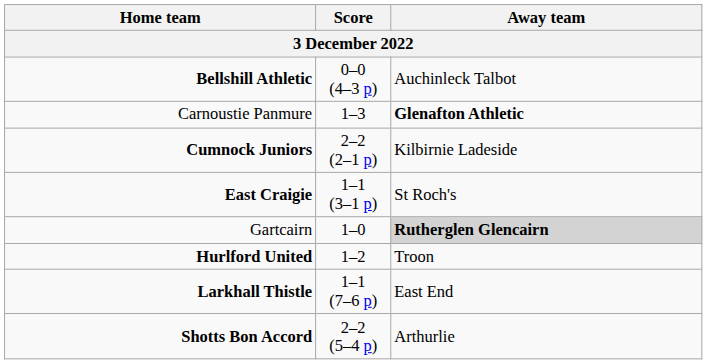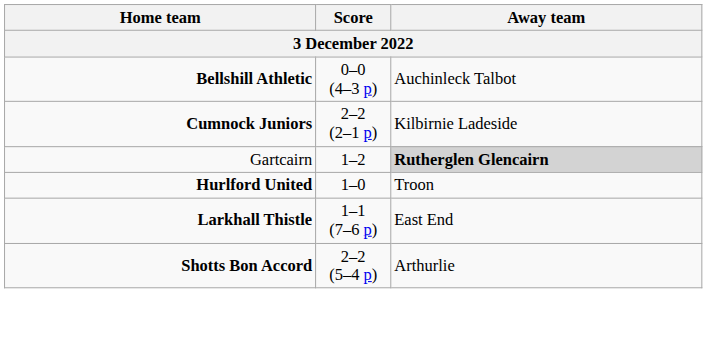- row: (245, 114)
- row: (268, 194)
(353, 230) 1–0 -> (353, 159) 1–2
(353, 256) 1–2 -> (353, 185) 1–0
